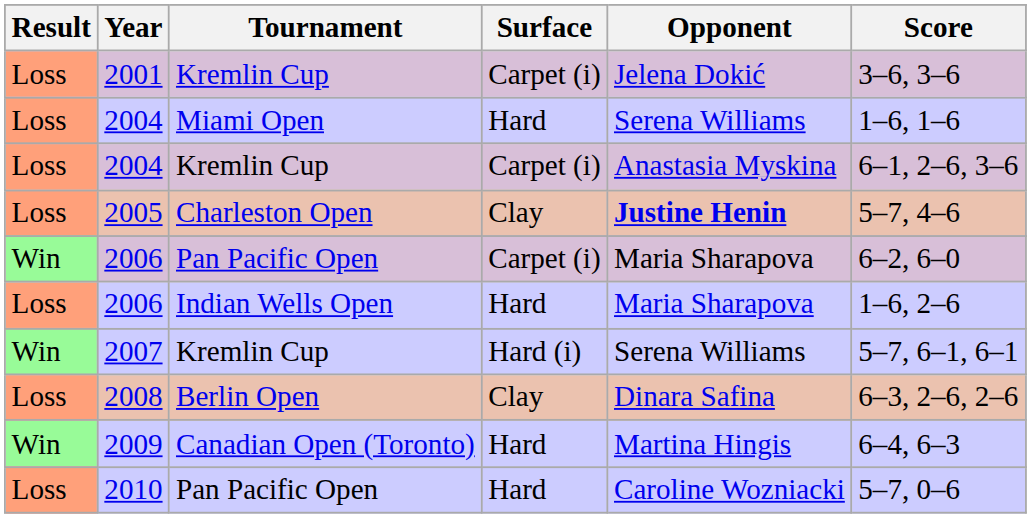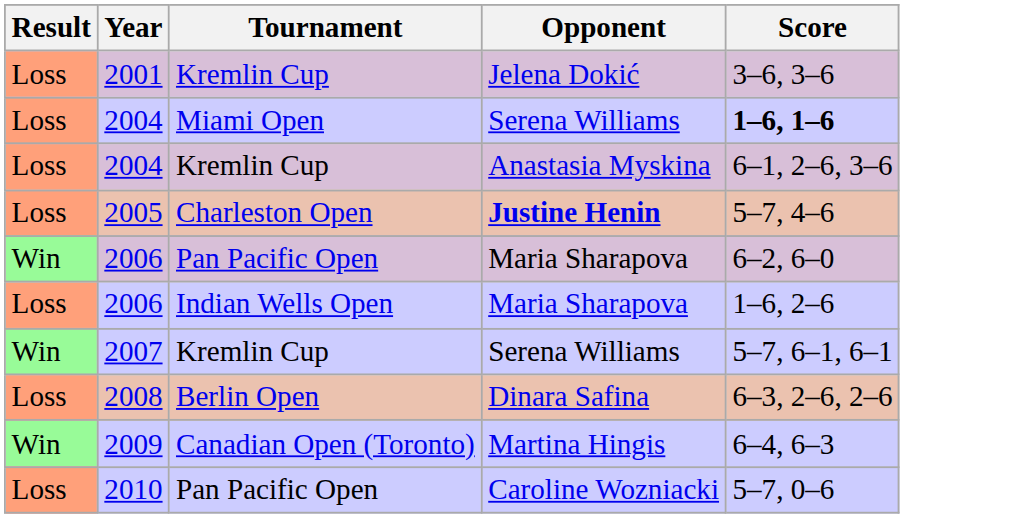- column: (544, 27)
(909, 119) normal -> (783, 119) bold
